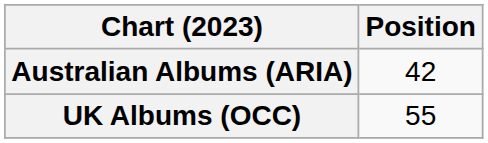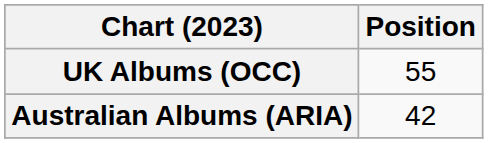rows swapped: (182, 71) <-> (182, 115)
